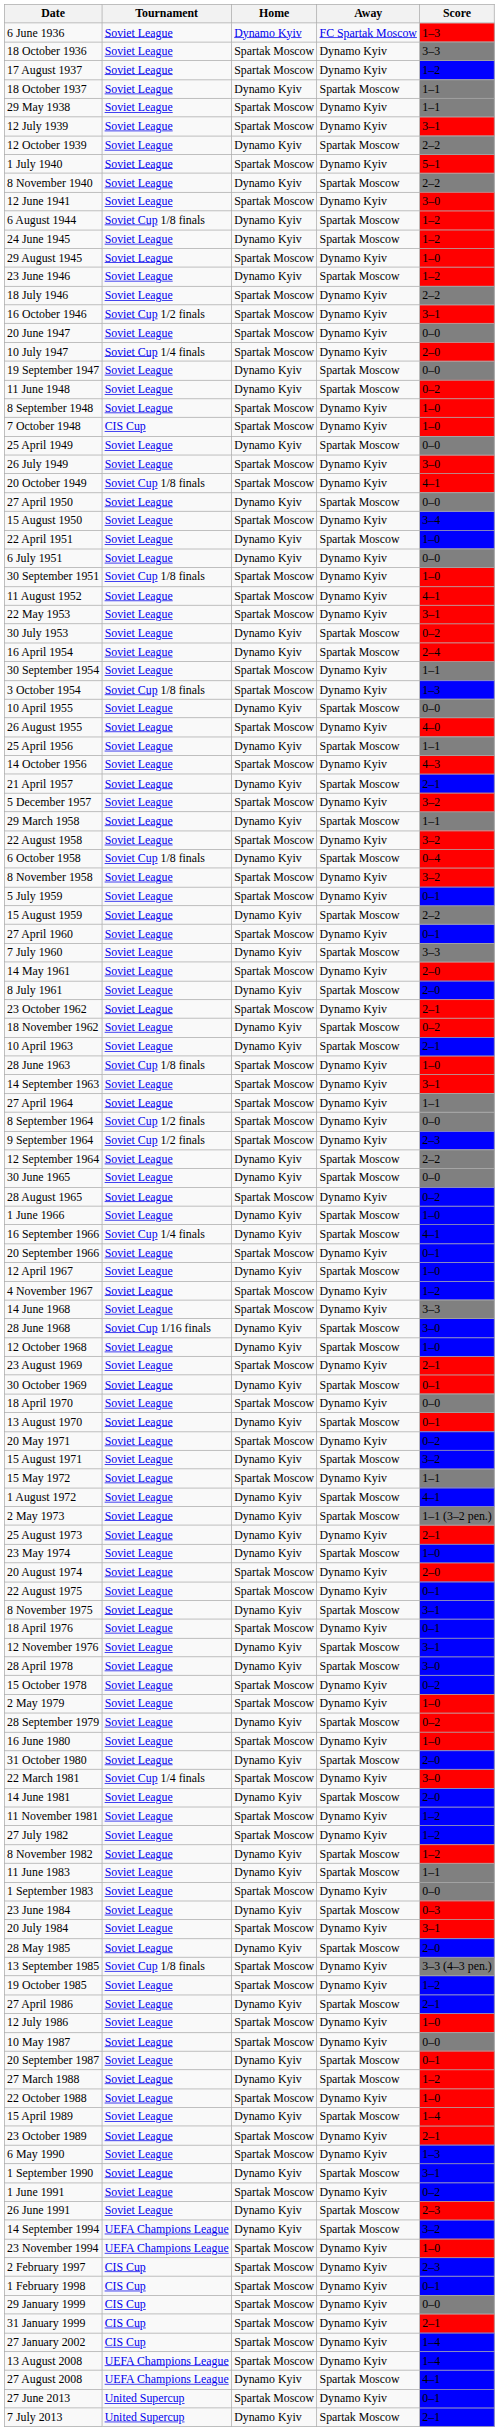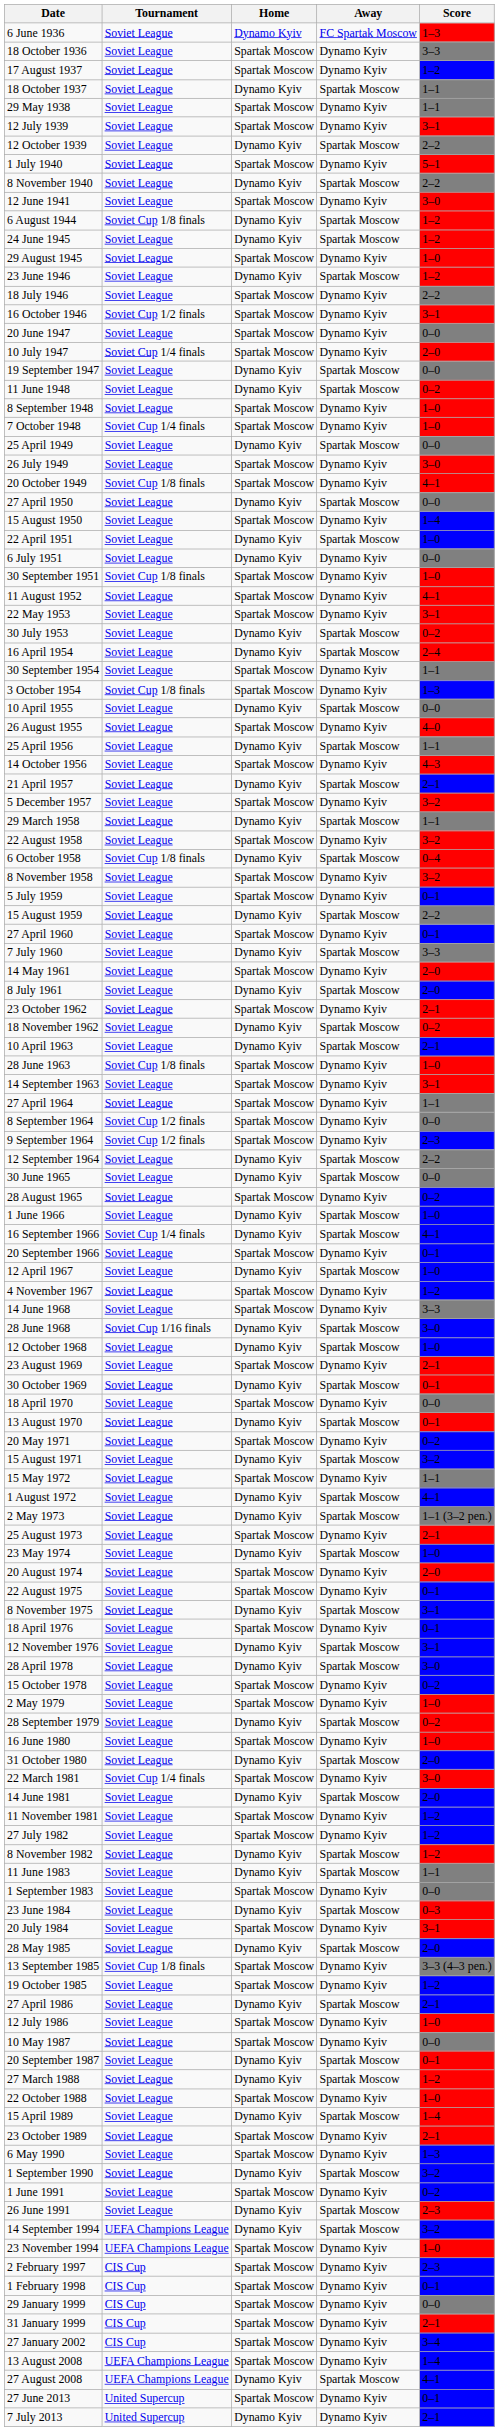(125, 426) CIS Cup -> (155, 426) Soviet Cup 1/4 finals
(431, 520) 3–4 -> (431, 520) 1–4
(268, 1534) Dynamo Kyiv -> (274, 1534) Spartak Moscow
(431, 2173) 3–1 -> (431, 2173) 3–2
(431, 2342) 1–4 -> (431, 2342) 3–4
(359, 2417) Spartak Moscow -> (353, 2417) Dynamo Kyiv
